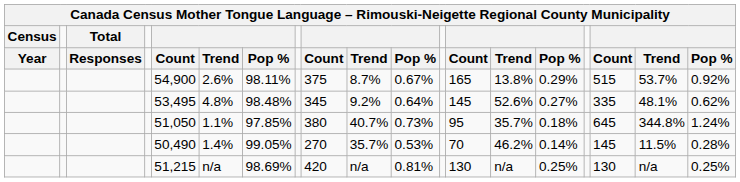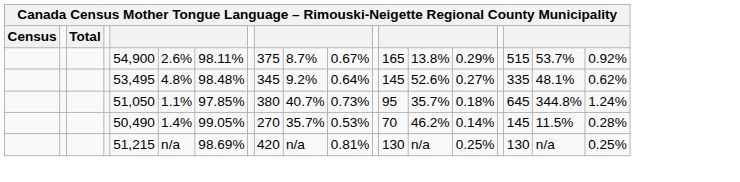- row: (32, 58)
